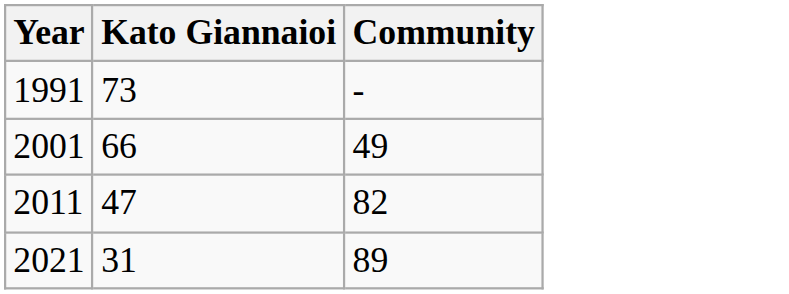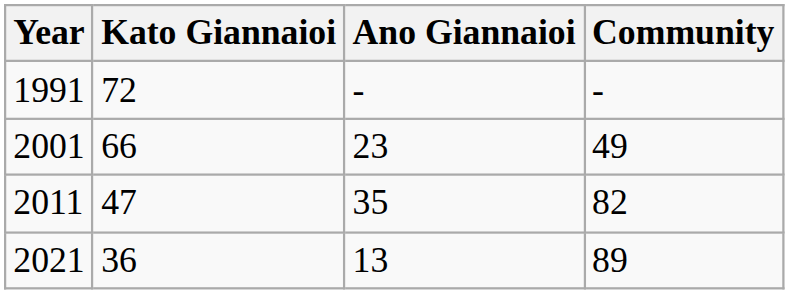+ column: (464, 32)
(119, 89) 73 -> (119, 89) 72
(119, 259) 31 -> (119, 259) 36
